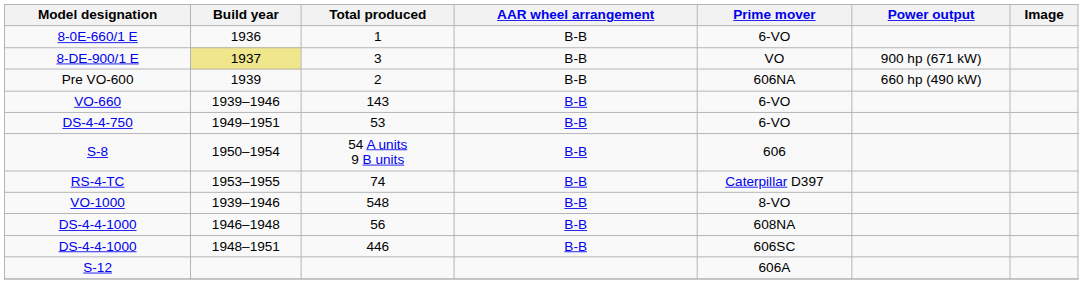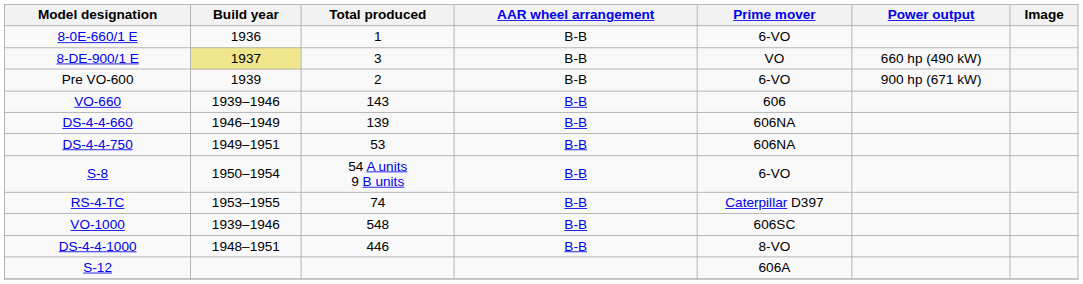(931, 58) 900 hp (671 kW) -> (931, 58) 660 hp (490 kW)
(774, 79) 606NA -> (774, 79) 6-VO
(931, 79) 660 hp (490 kW) -> (931, 79) 900 hp (671 kW)
(774, 101) 6-VO -> (774, 101) 606
+ row: (98, 123)
(774, 123) 6-VO -> (774, 144) 606NA
(774, 152) 606 -> (774, 173) 6-VO
(774, 203) 8-VO -> (774, 224) 606SC
- row: (98, 224)
(774, 246) 606SC -> (774, 246) 8-VO
